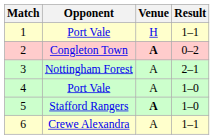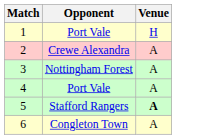- column: (190, 13)
(89, 50) Congleton Town -> (89, 50) Crewe Alexandra
(154, 50) bold -> (154, 50) normal
(89, 124) Crewe Alexandra -> (89, 124) Congleton Town
